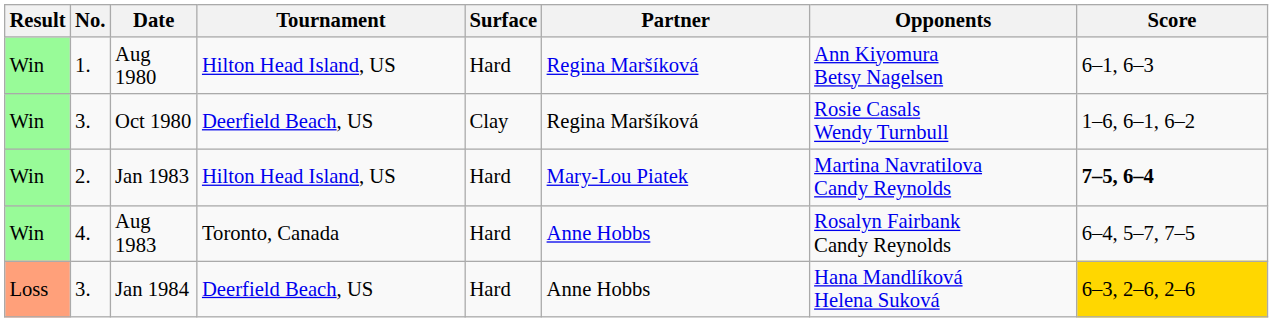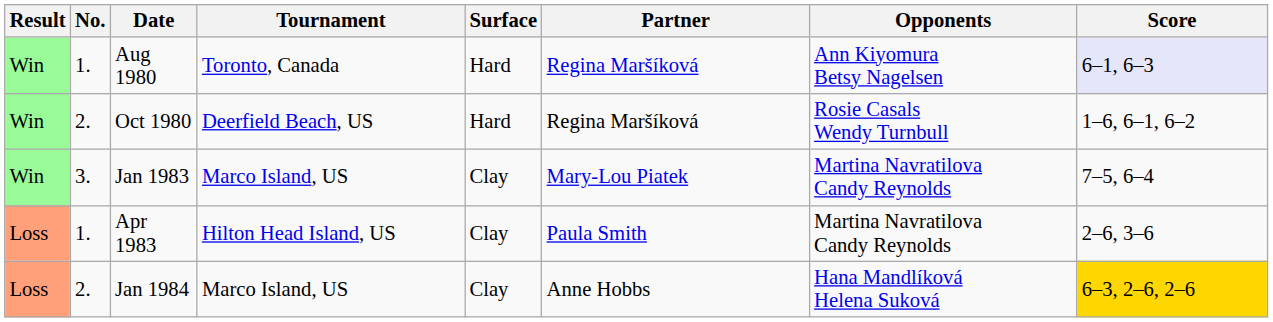(299, 65) Hilton Head Island, US -> (271, 65) Toronto, Canada
(1118, 65) no background -> (1118, 65) lavender background
(83, 121) 3. -> (83, 121) 2.
(489, 121) Clay -> (490, 121) Hard
(83, 177) 2. -> (83, 177) 3.
(299, 177) Hilton Head Island, US -> (275, 177) Marco Island, US
(490, 177) Hard -> (489, 177) Clay
(1118, 177) bold -> (1118, 177) normal
+ row: (136, 233)
- row: (136, 233)
(83, 289) 3. -> (83, 289) 2.
(288, 289) Deerfield Beach, US -> (275, 289) Marco Island, US
(490, 289) Hard -> (489, 289) Clay
